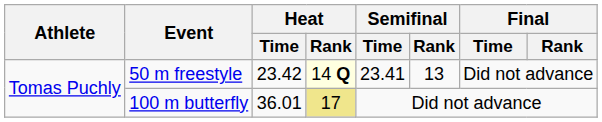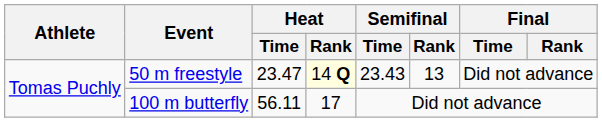(279, 75) 23.42 -> (279, 75) 23.47
(382, 75) 23.41 -> (382, 75) 23.43
(279, 103) 36.01 -> (279, 103) 56.11
(331, 103) khaki background -> (331, 103) no background
